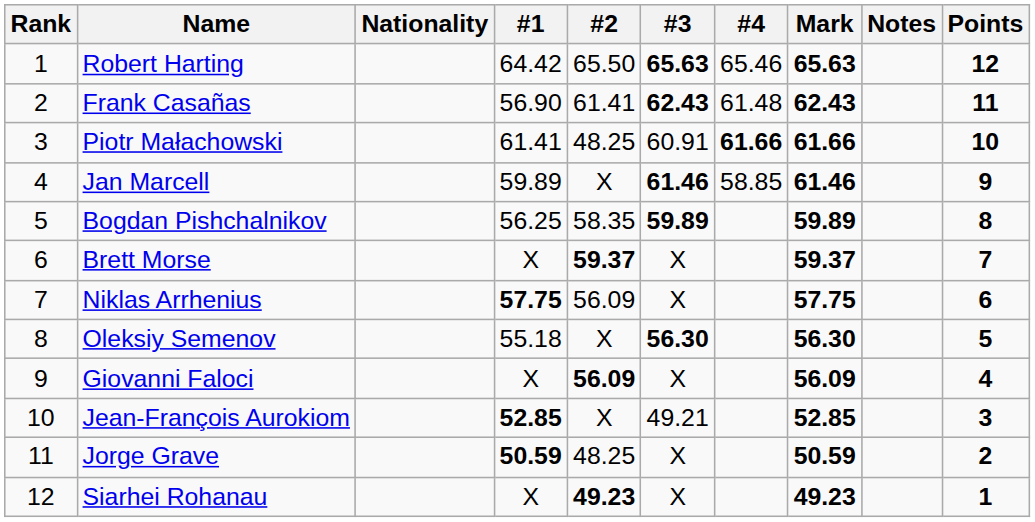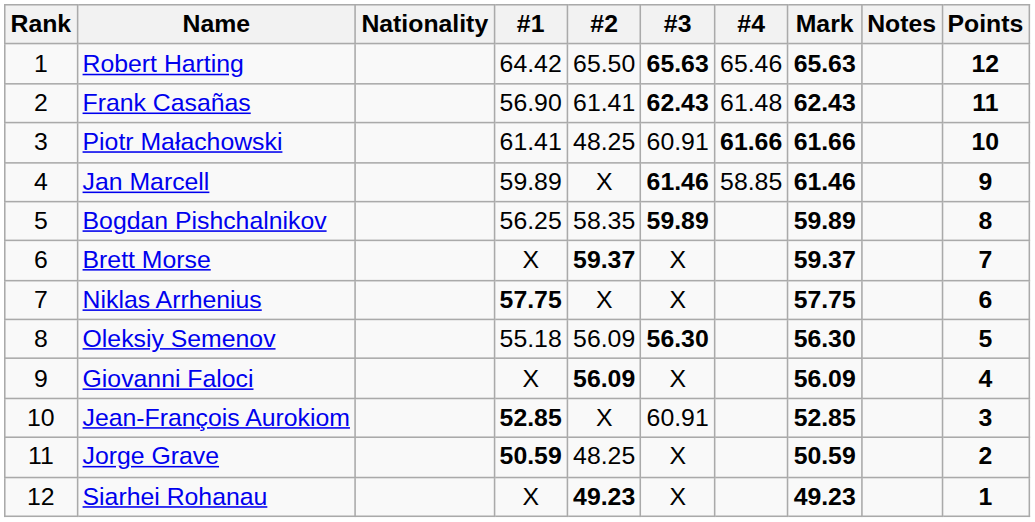(604, 299) 56.09 -> (604, 299) X
(604, 338) X -> (604, 338) 56.09
(678, 417) 49.21 -> (678, 417) 60.91
